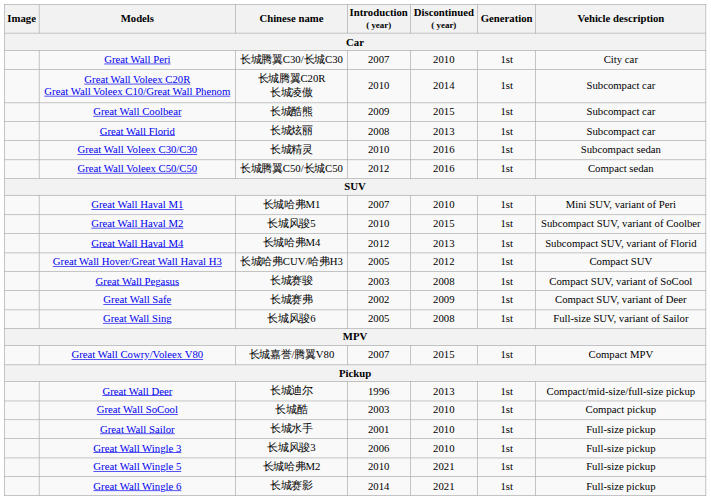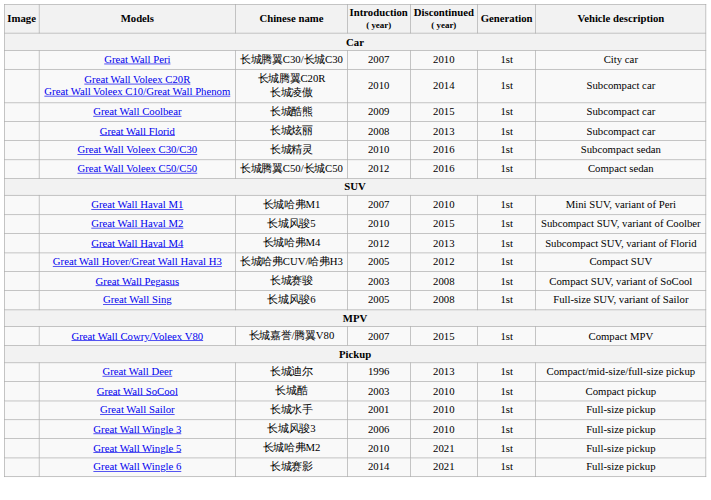- row: (137, 300)
